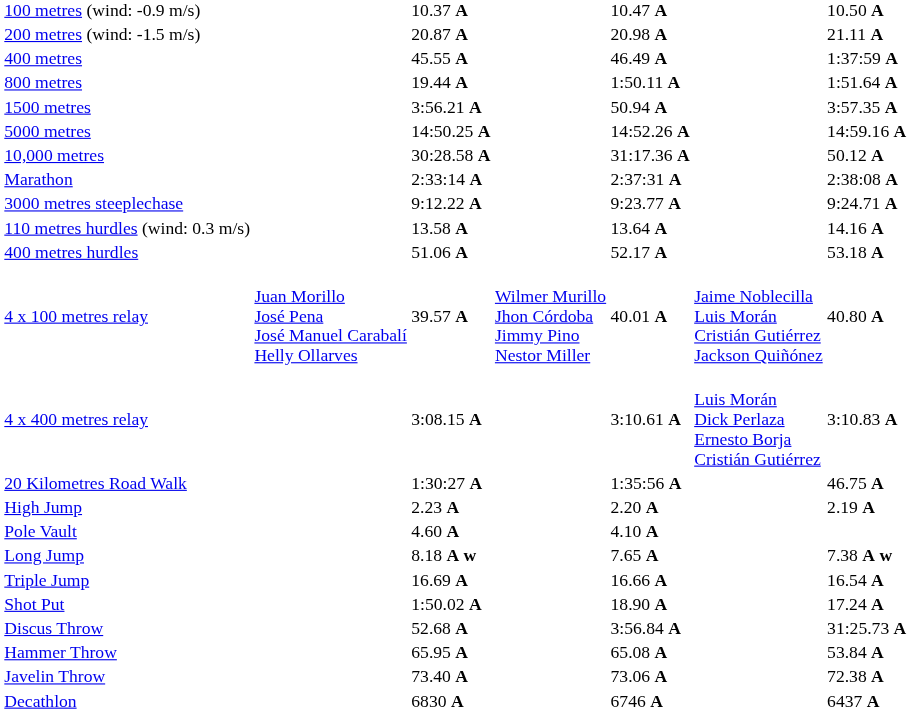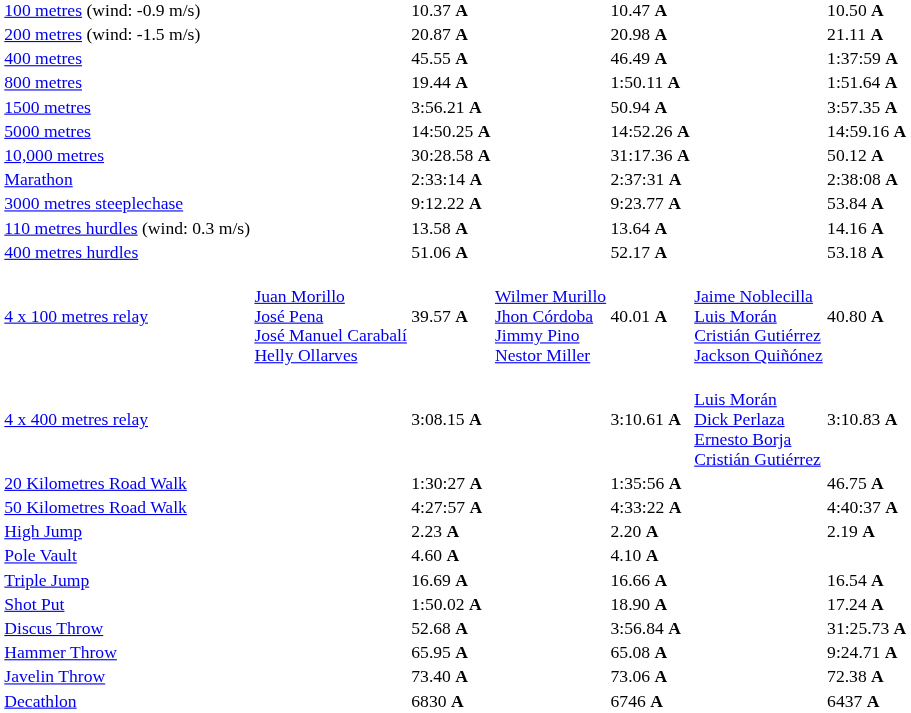(862, 203) 9:24.71 A -> (855, 203) 53.84 A
+ row: (96, 507)
- row: (44, 555)
(855, 652) 53.84 A -> (862, 652) 9:24.71 A
